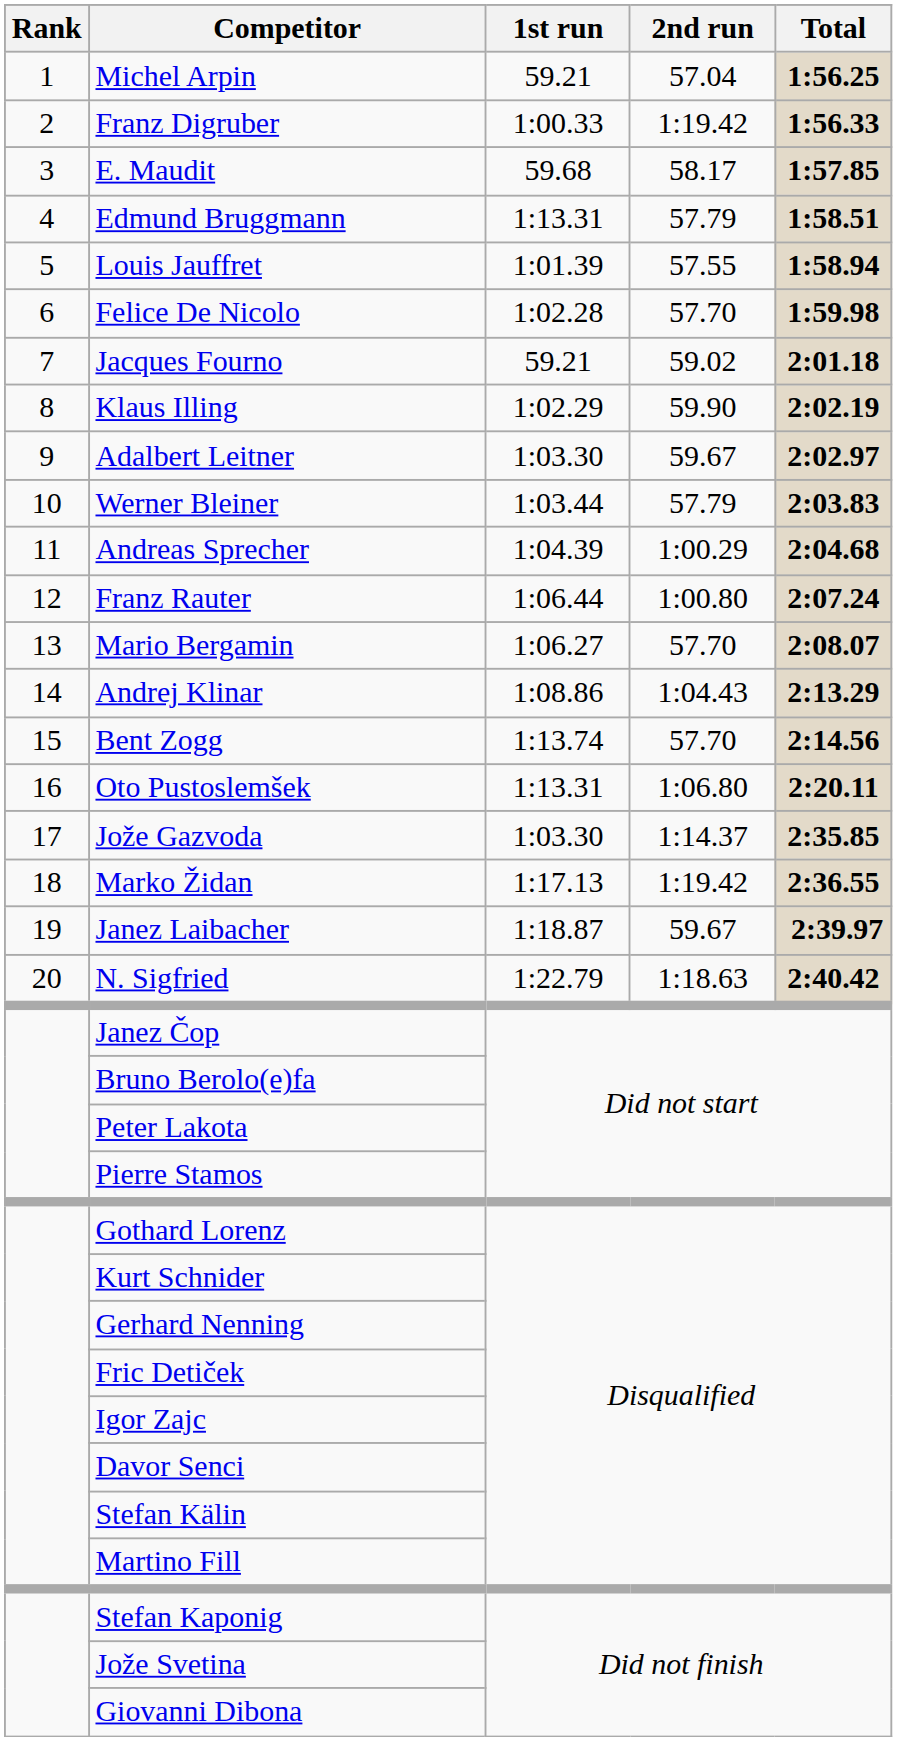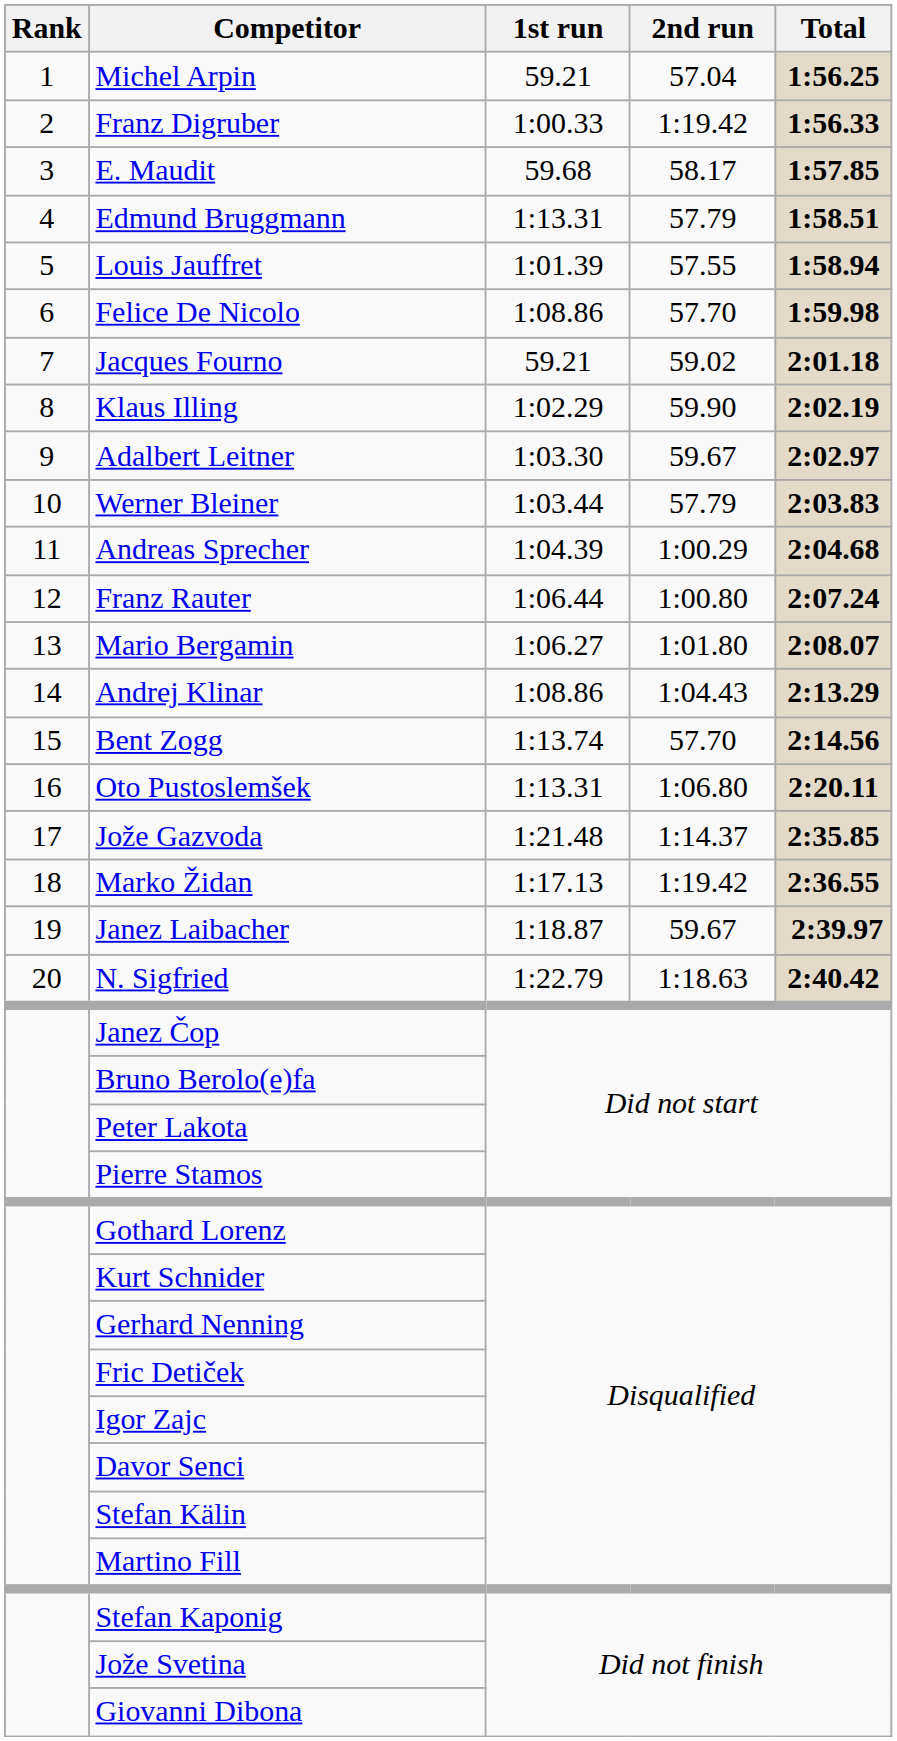(558, 312) 1:02.28 -> (558, 312) 1:08.86
(703, 645) 57.70 -> (703, 645) 1:01.80
(558, 834) 1:03.30 -> (558, 834) 1:21.48
